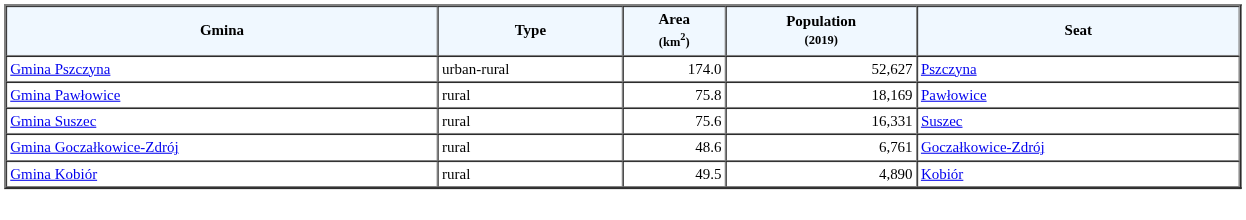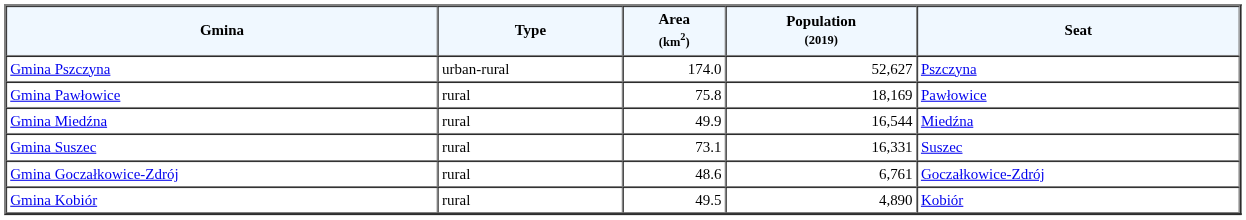+ row: (59, 121)
(708, 121) 75.6 -> (708, 147) 73.1
